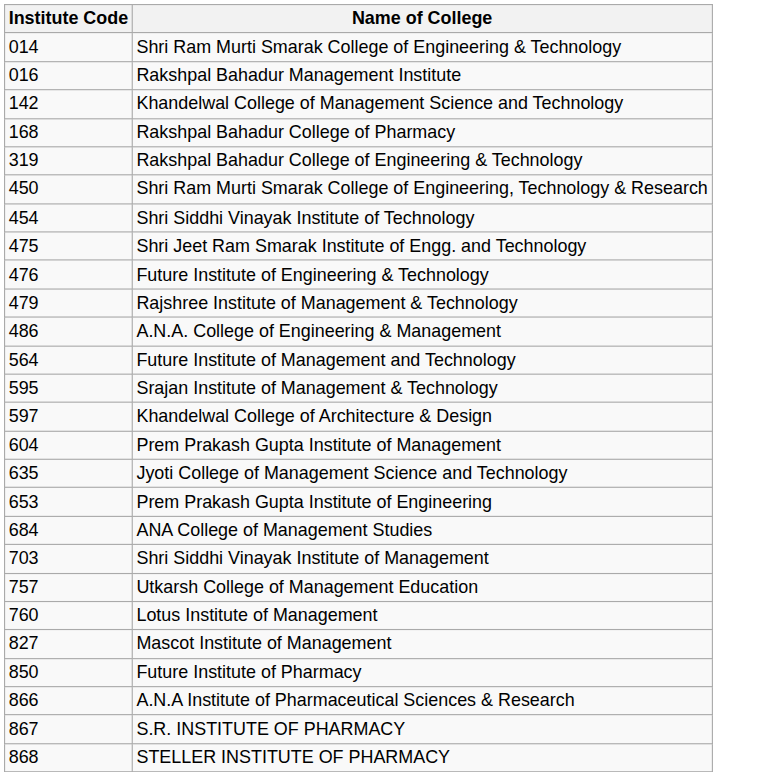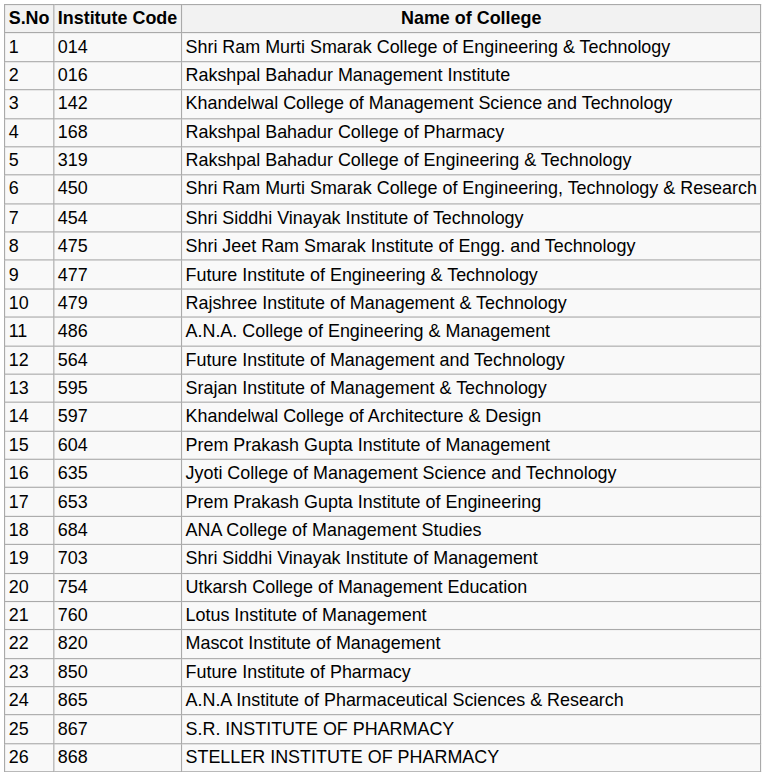+ column: (29, 18)
(24, 274) 476 -> (73, 274) 477
(24, 587) 757 -> (73, 587) 754
(24, 643) 827 -> (73, 643) 820
(24, 700) 866 -> (73, 700) 865
